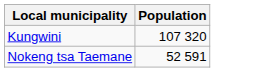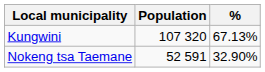+ column: (235, 15)
